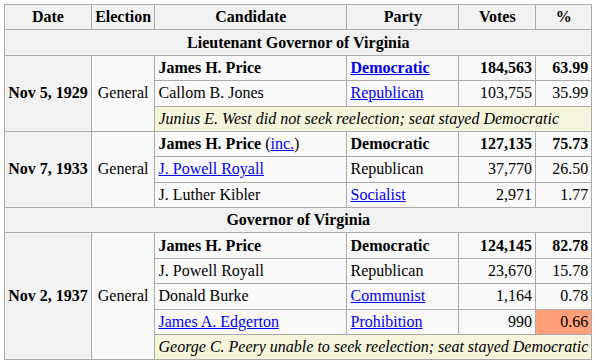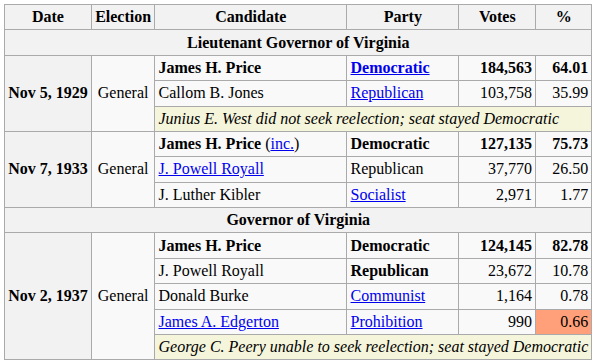(570, 67) 63.99 -> (570, 67) 64.01
(506, 93) 103,755 -> (506, 93) 103,758
(387, 270) normal -> (390, 270) bold
(510, 270) 23,670 -> (510, 270) 23,672
(570, 270) 15.78 -> (570, 270) 10.78
